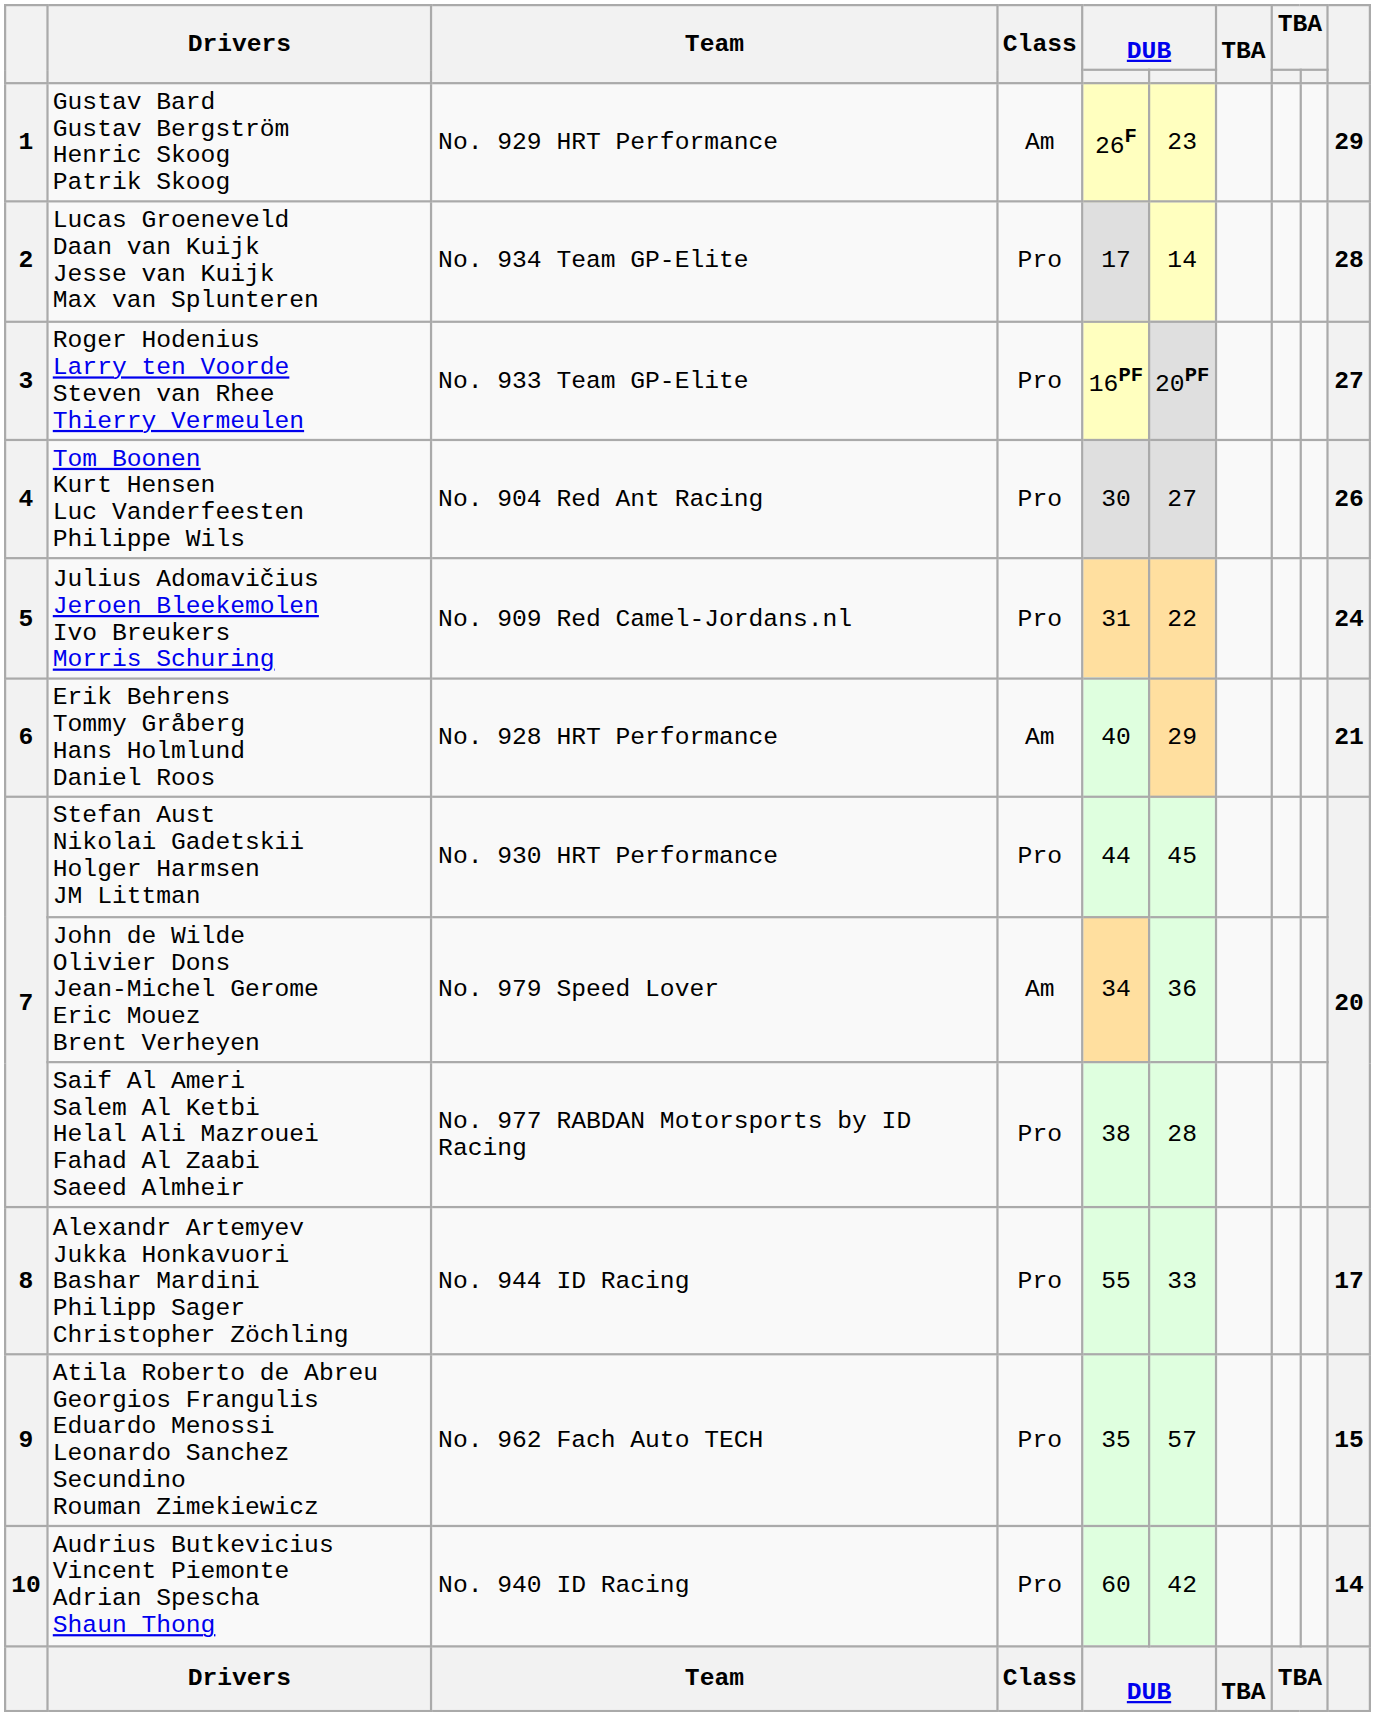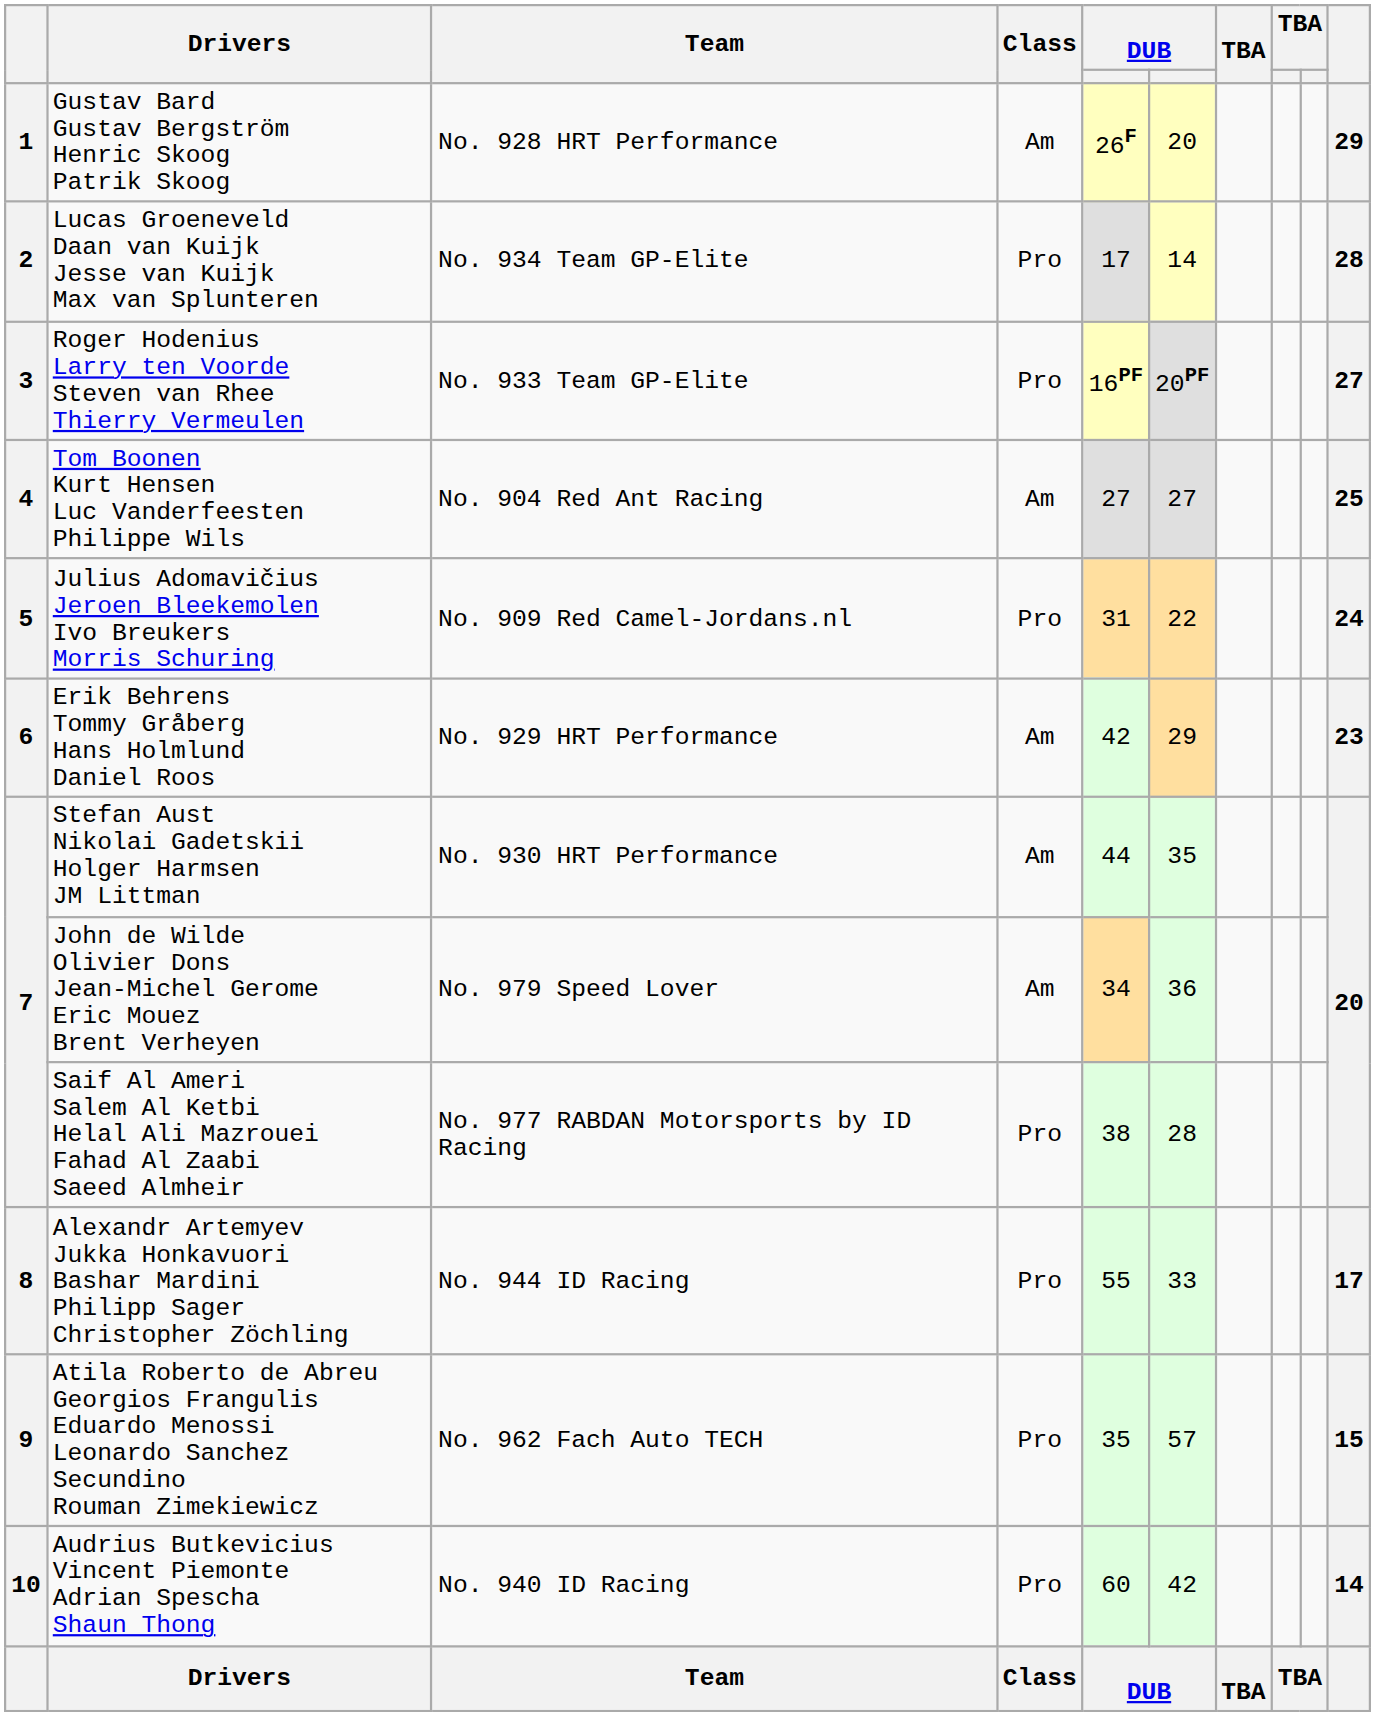(608, 142) No. 929 HRT Performance -> (608, 142) No. 928 HRT Performance
(1182, 142) 23 -> (1182, 142) 20
(1040, 500) Pro -> (1040, 500) Am
(1116, 500) 30 -> (1116, 500) 27
(1349, 500) 26 -> (1349, 500) 25
(608, 738) No. 928 HRT Performance -> (608, 738) No. 929 HRT Performance
(1116, 738) 40 -> (1116, 738) 42
(1349, 738) 21 -> (1349, 738) 23
(1040, 857) Pro -> (1040, 857) Am
(1182, 857) 45 -> (1182, 857) 35
